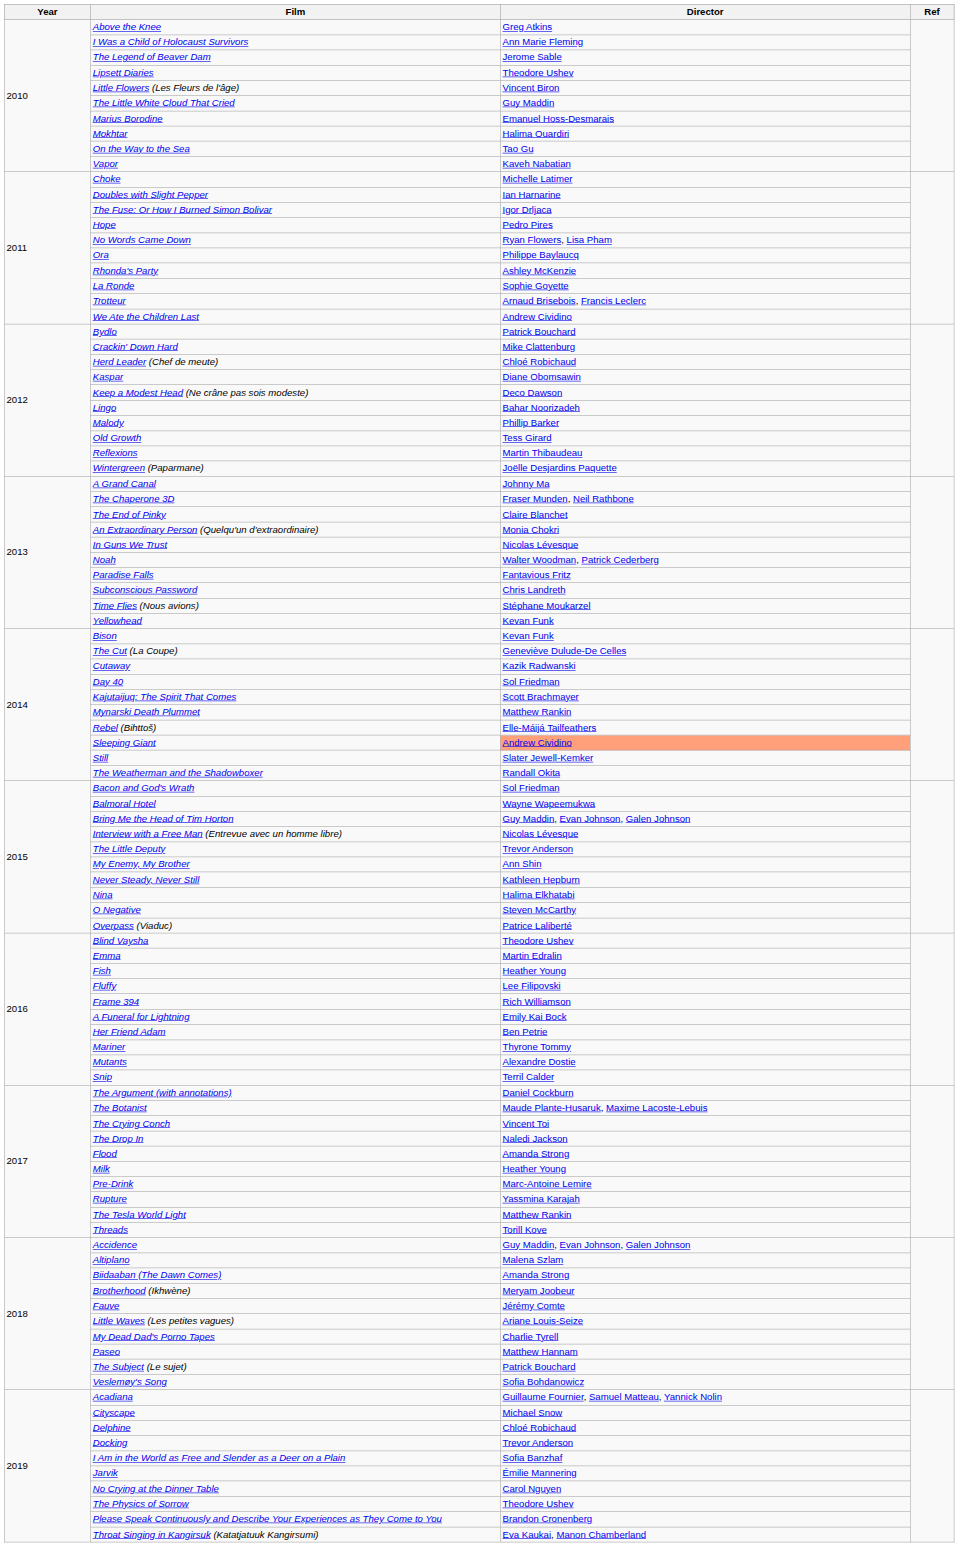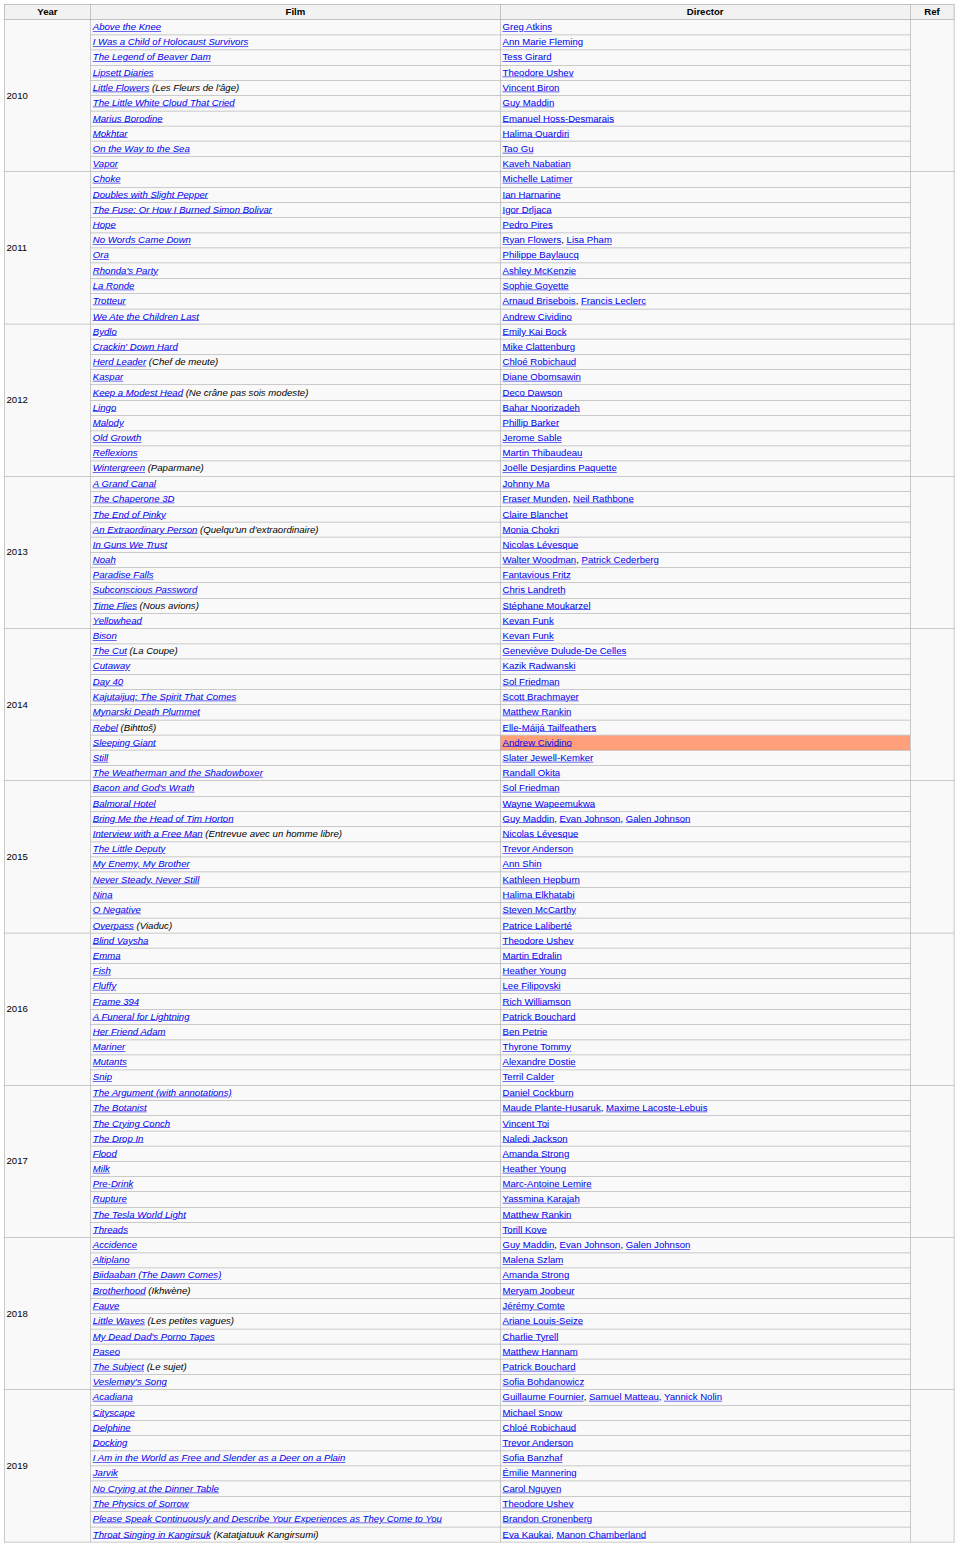(532, 57) Jerome Sable -> (527, 57) Tess Girard
(539, 331) Patrick Bouchard -> (535, 331) Emily Kai Bock
(527, 438) Tess Girard -> (532, 438) Jerome Sable
(535, 1016) Emily Kai Bock -> (539, 1016) Patrick Bouchard
